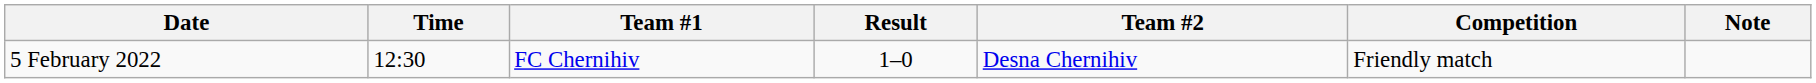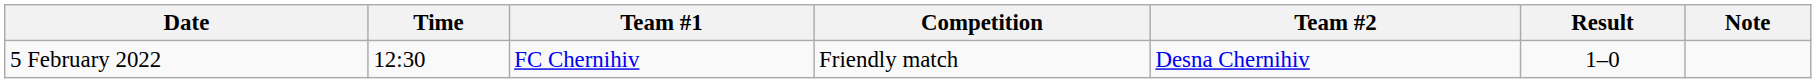columns swapped: (896, 22) <-> (1516, 22)
